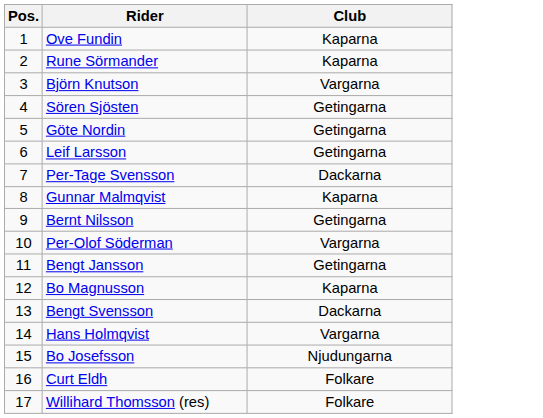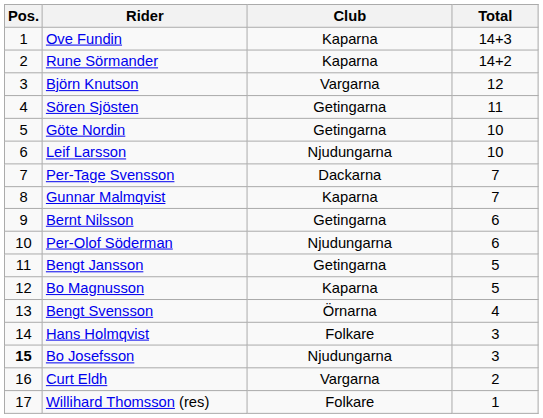+ column: (495, 16)
(350, 152) Getingarna -> (350, 152) Njudungarna
(350, 243) Vargarna -> (350, 243) Njudungarna
(350, 311) Dackarna -> (350, 311) Örnarna
(350, 334) Vargarna -> (350, 334) Folkare
(23, 356) normal -> (23, 356) bold
(350, 379) Folkare -> (350, 379) Vargarna
